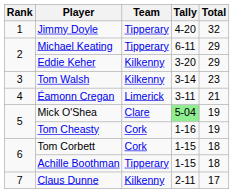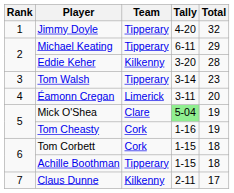(214, 63) 29 -> (214, 63) 28
(144, 79) Kilkenny -> (147, 79) Tipperary
(214, 96) 21 -> (214, 96) 20
